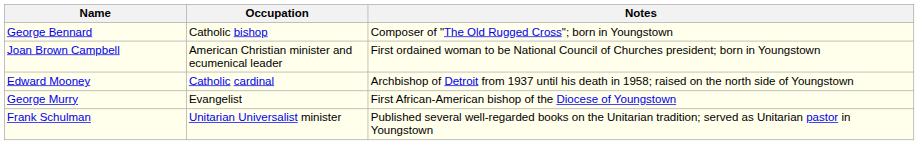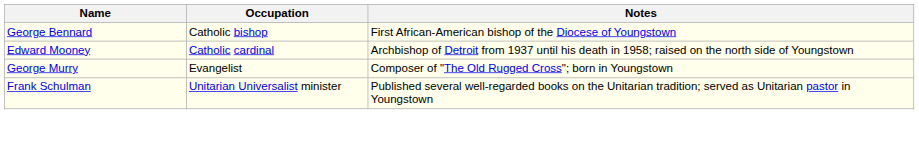(522, 31) Composer of "The Old Rugged Cross"; born in Youngstown -> (523, 31) First African-American bishop of the Diocese of Youngstown
- row: (63, 50)
(523, 99) First African-American bishop of the Diocese of Youngstown -> (522, 68) Composer of "The Old Rugged Cross"; born in Youngstown
